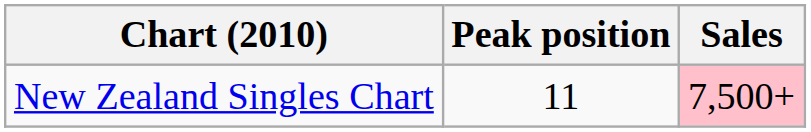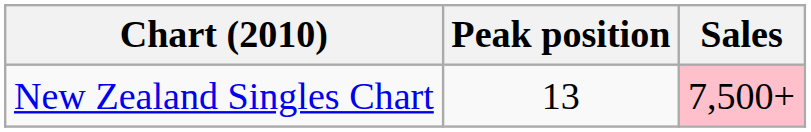(561, 95) 11 -> (561, 95) 13
